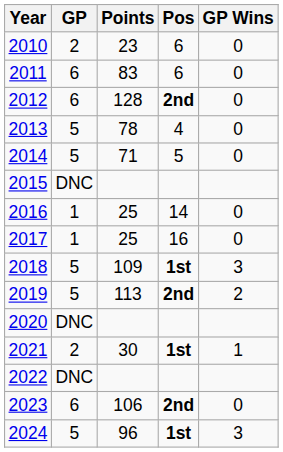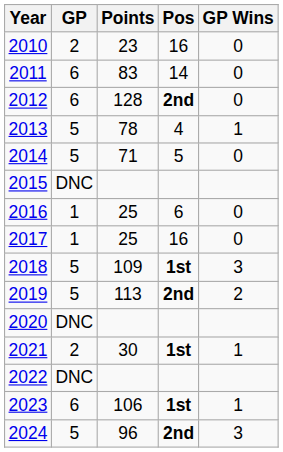(179, 45) 6 -> (179, 45) 16
(179, 73) 6 -> (179, 73) 14
(238, 128) 0 -> (238, 128) 1
(179, 211) 14 -> (179, 211) 6
(179, 405) 2nd -> (179, 405) 1st
(238, 405) 0 -> (238, 405) 1
(179, 433) 1st -> (179, 433) 2nd
